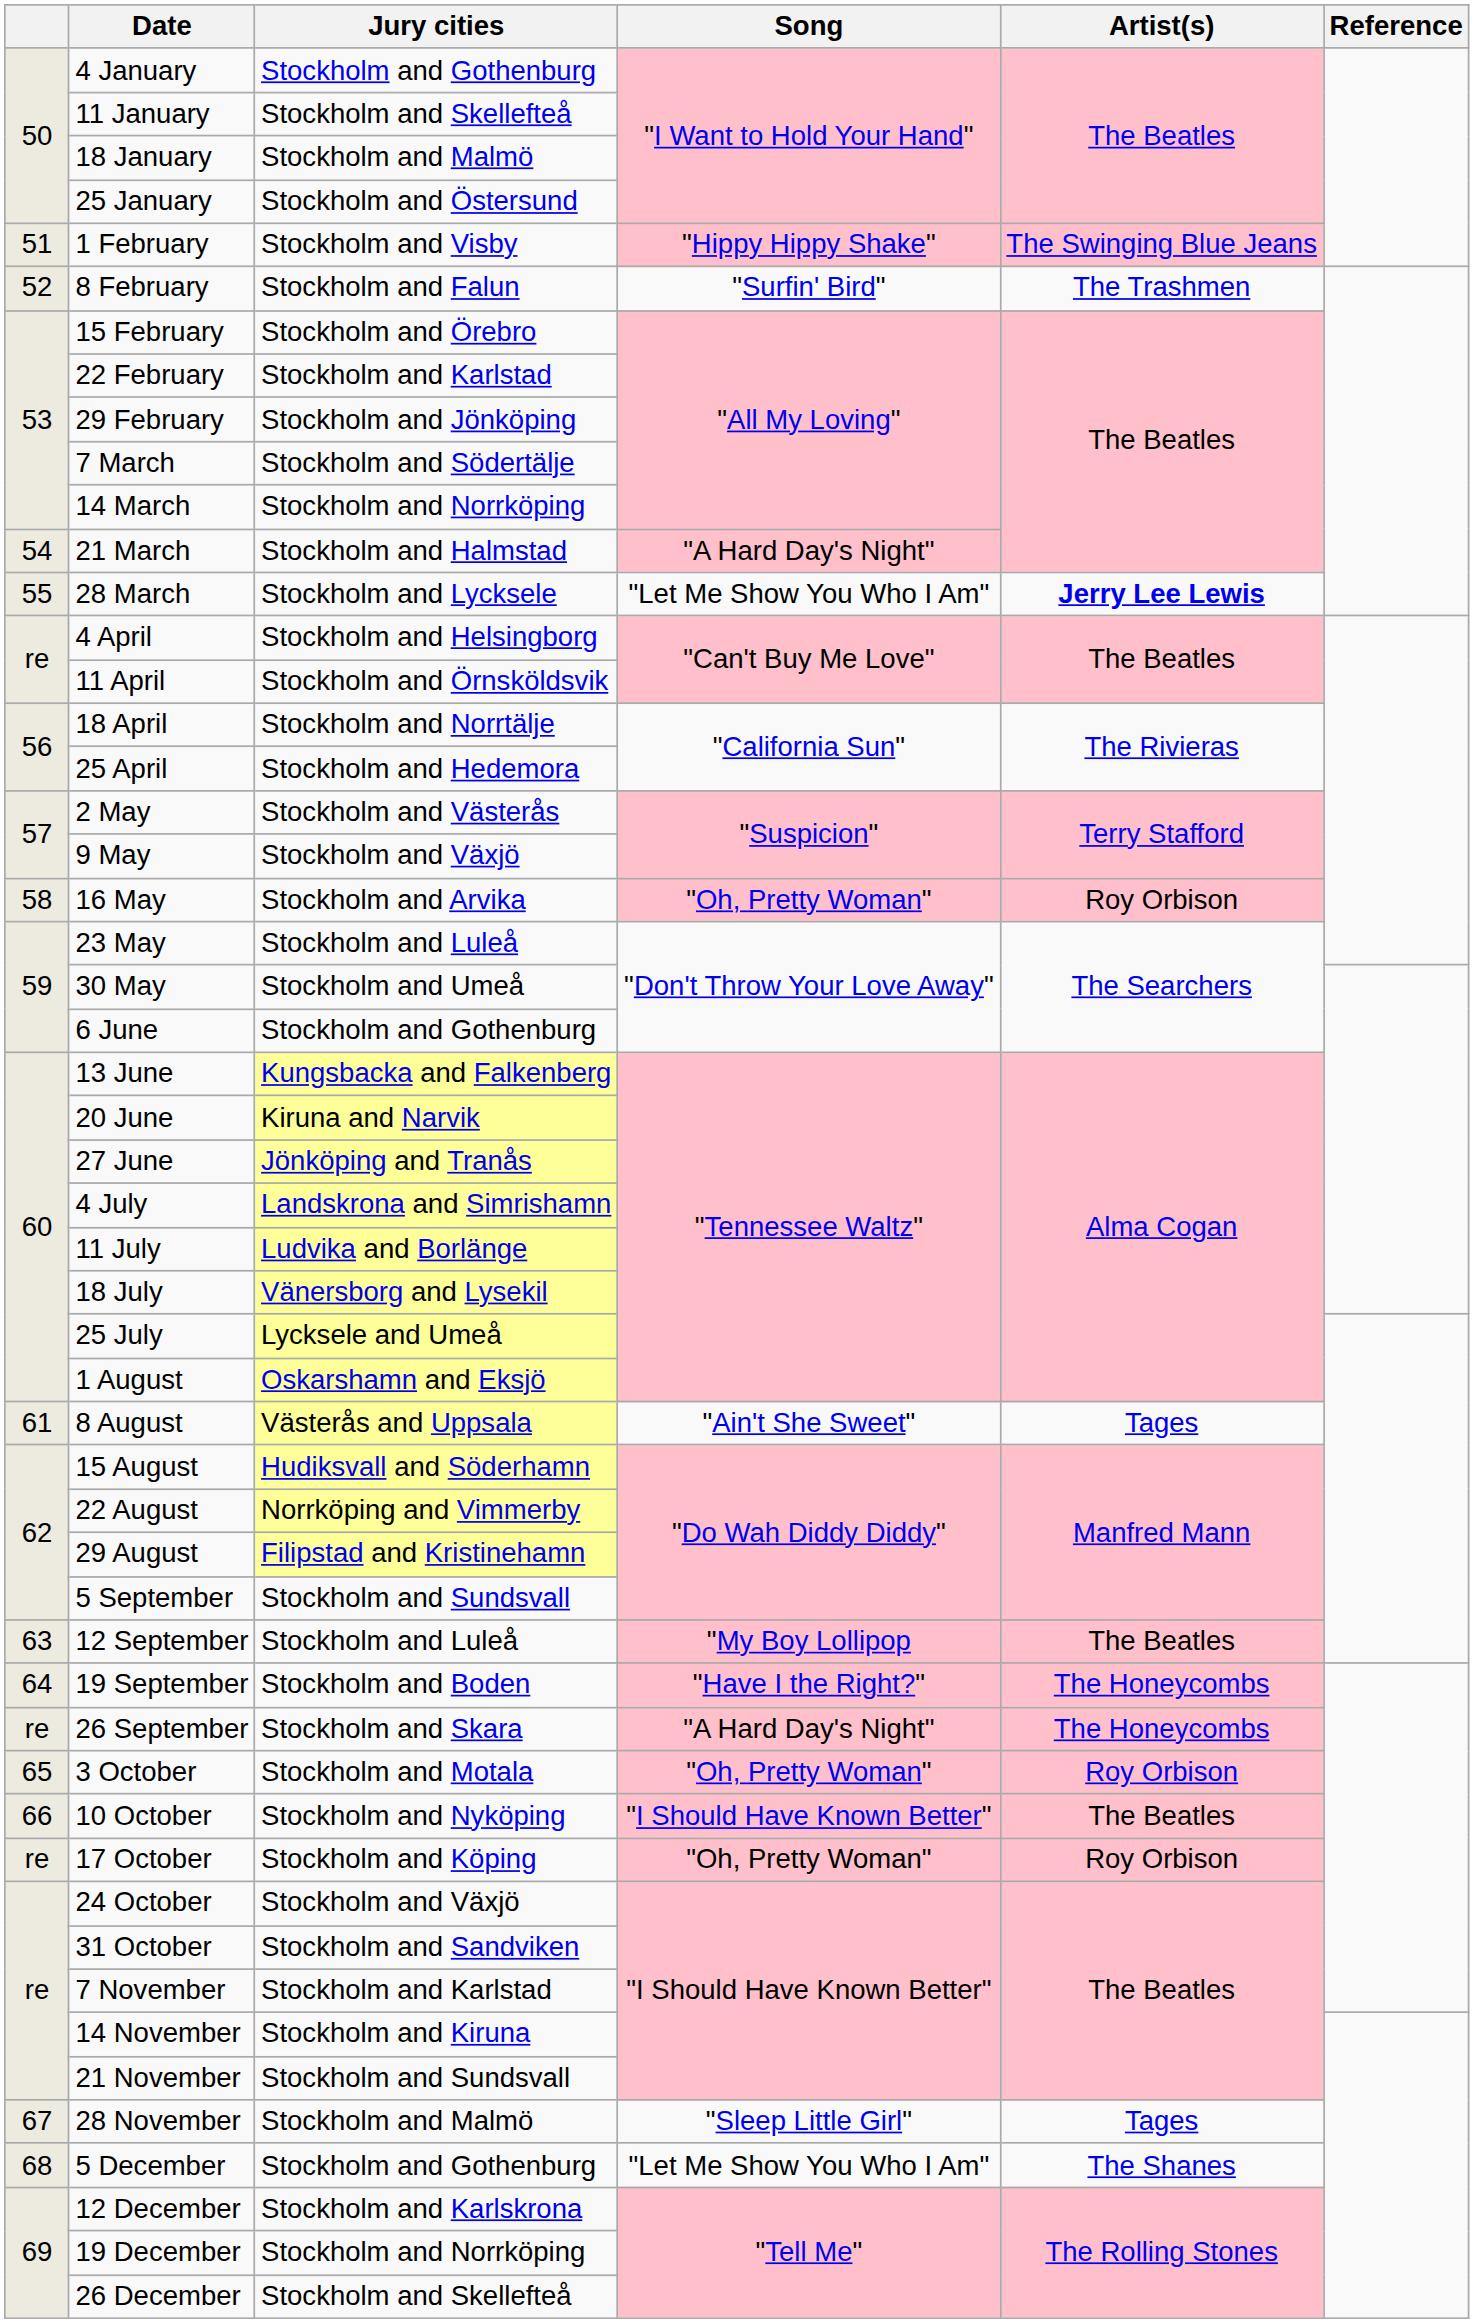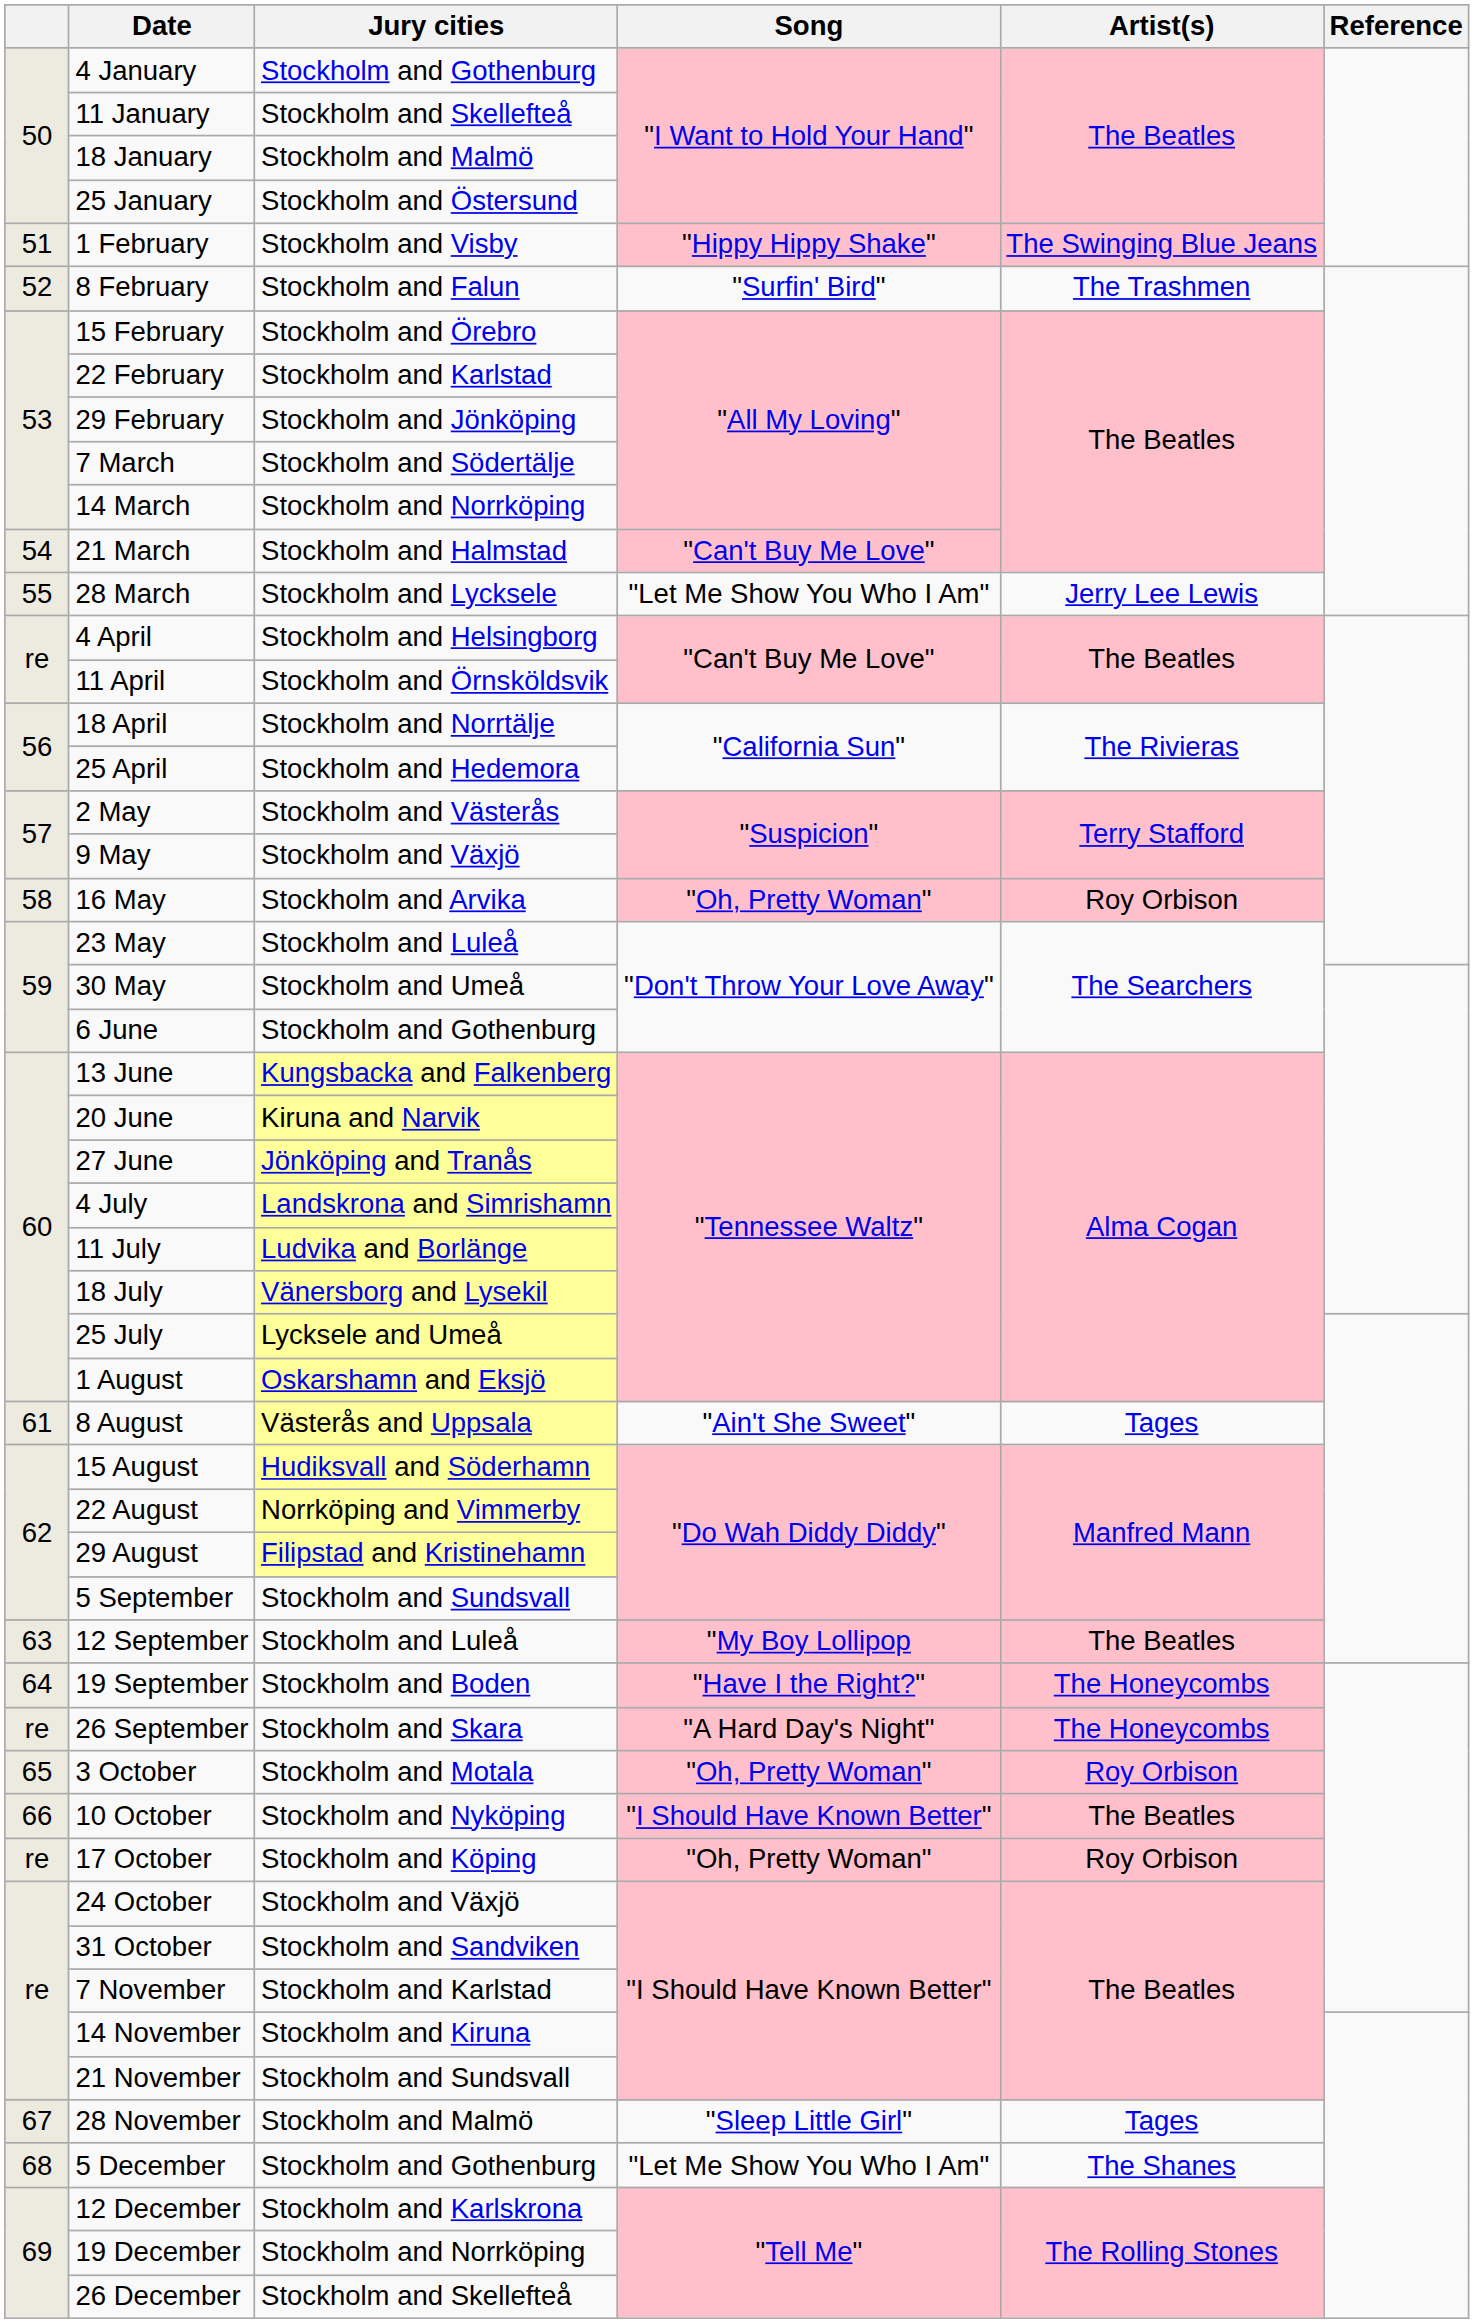(809, 550) "A Hard Day's Night" -> (809, 550) "Can't Buy Me Love"
(1162, 593) bold -> (1162, 593) normal
